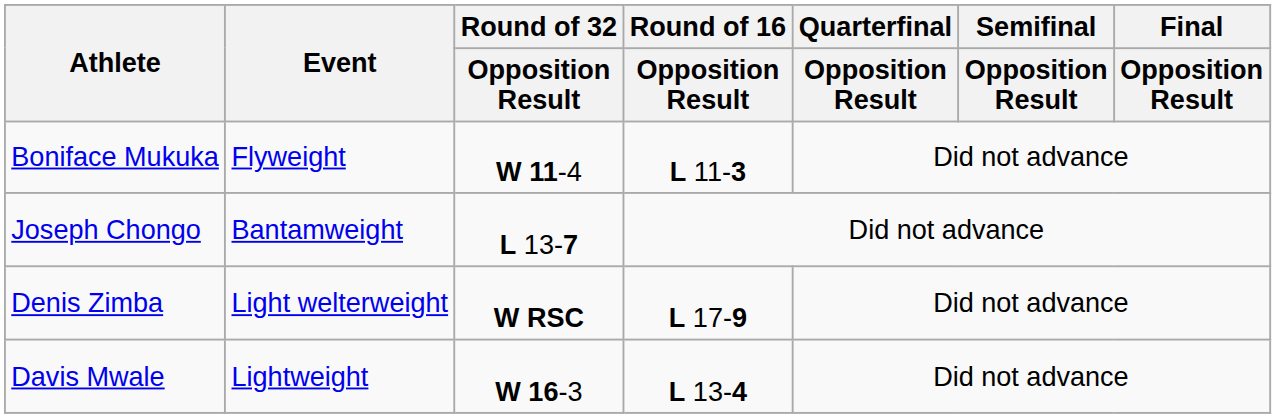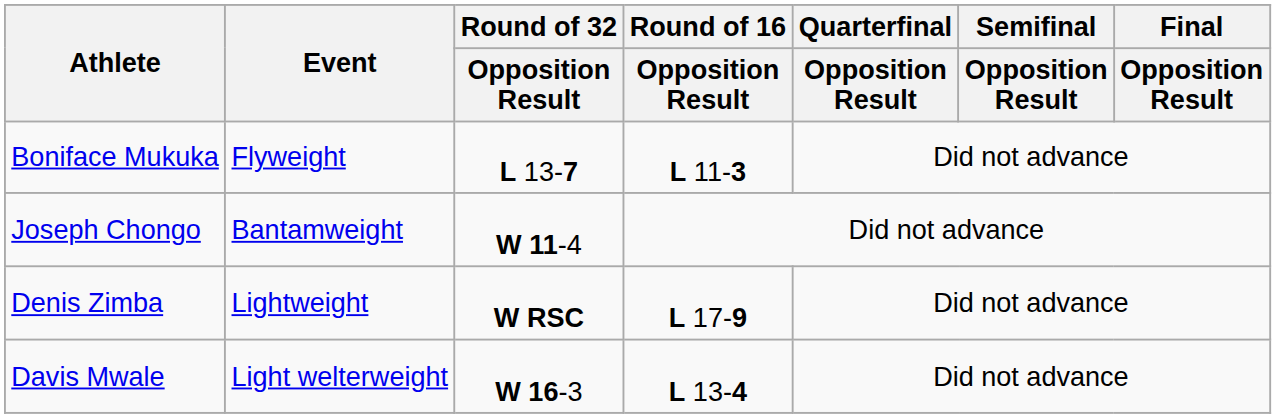(539, 172) W 11-4 -> (539, 172) L 13-7
(539, 245) L 13-7 -> (539, 245) W 11-4
(340, 303) Light welterweight -> (300, 303) Lightweight
(300, 376) Lightweight -> (340, 376) Light welterweight
